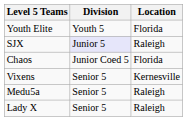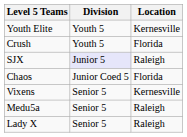(148, 28) Florida -> (157, 28) Kernesville
+ row: (19, 44)
